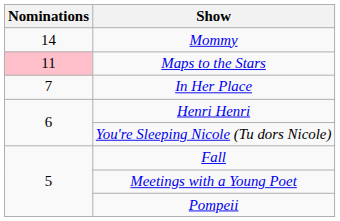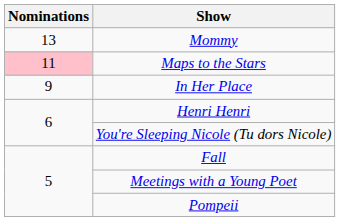(48, 39) 14 -> (48, 39) 13
(48, 87) 7 -> (48, 87) 9
